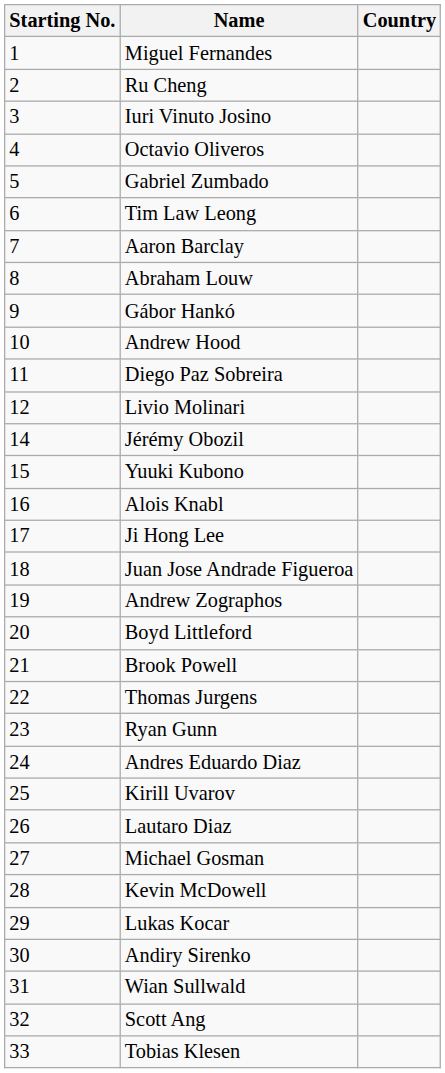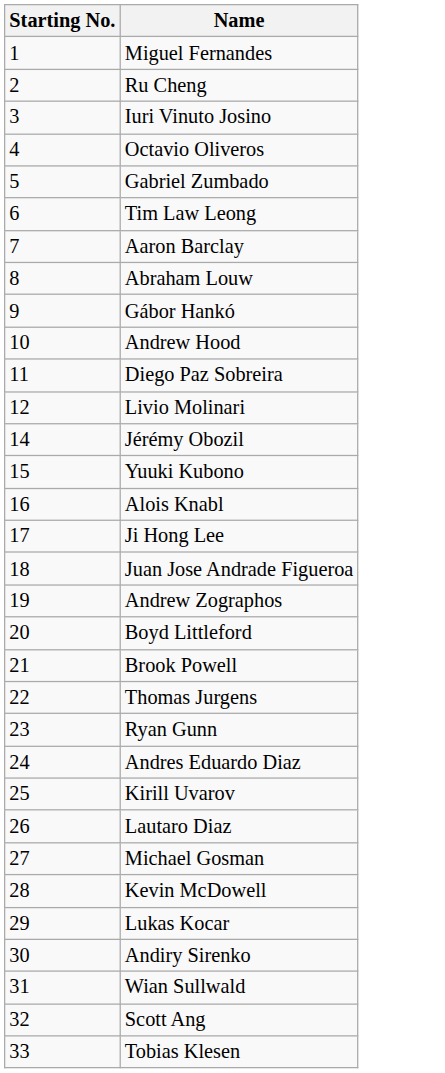- column: (399, 20)
